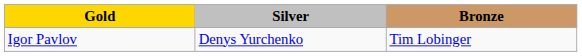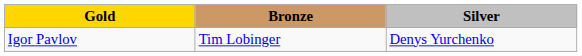columns swapped: (291, 16) <-> (481, 16)
